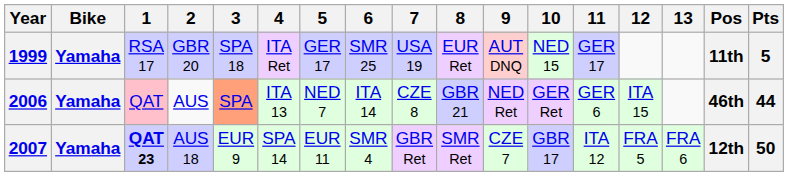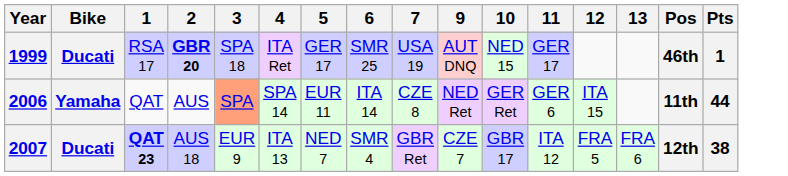- column: (460, 19)
(88, 56) Yamaha -> (88, 56) Ducati
(191, 56) normal -> (191, 56) bold
(726, 56) 11th -> (681, 56) 46th
(766, 56) 5 -> (720, 56) 1
(146, 102) pink background -> (146, 102) no background
(279, 102) ITA 13 -> (280, 102) SPA 14
(322, 102) NED 7 -> (323, 102) EUR 11
(726, 102) 46th -> (681, 102) 11th
(88, 149) Yamaha -> (88, 149) Ducati
(279, 149) SPA 14 -> (280, 149) ITA 13
(322, 149) EUR 11 -> (323, 149) NED 7
(766, 149) 50 -> (720, 149) 38
